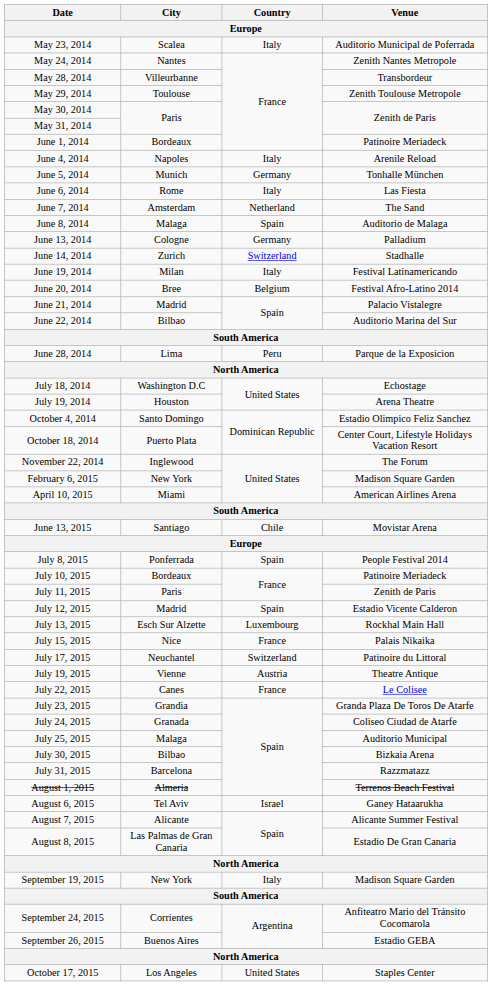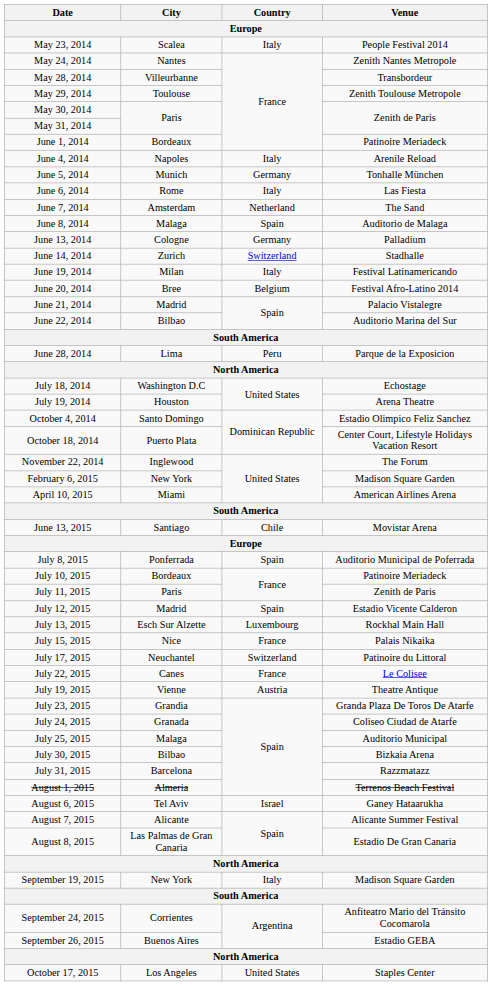(405, 45) Auditorio Municipal de Poferrada -> (405, 45) People Festival 2014
(405, 560) People Festival 2014 -> (405, 560) Auditorio Municipal de Poferrada
rows swapped: (63, 673) <-> (63, 689)
